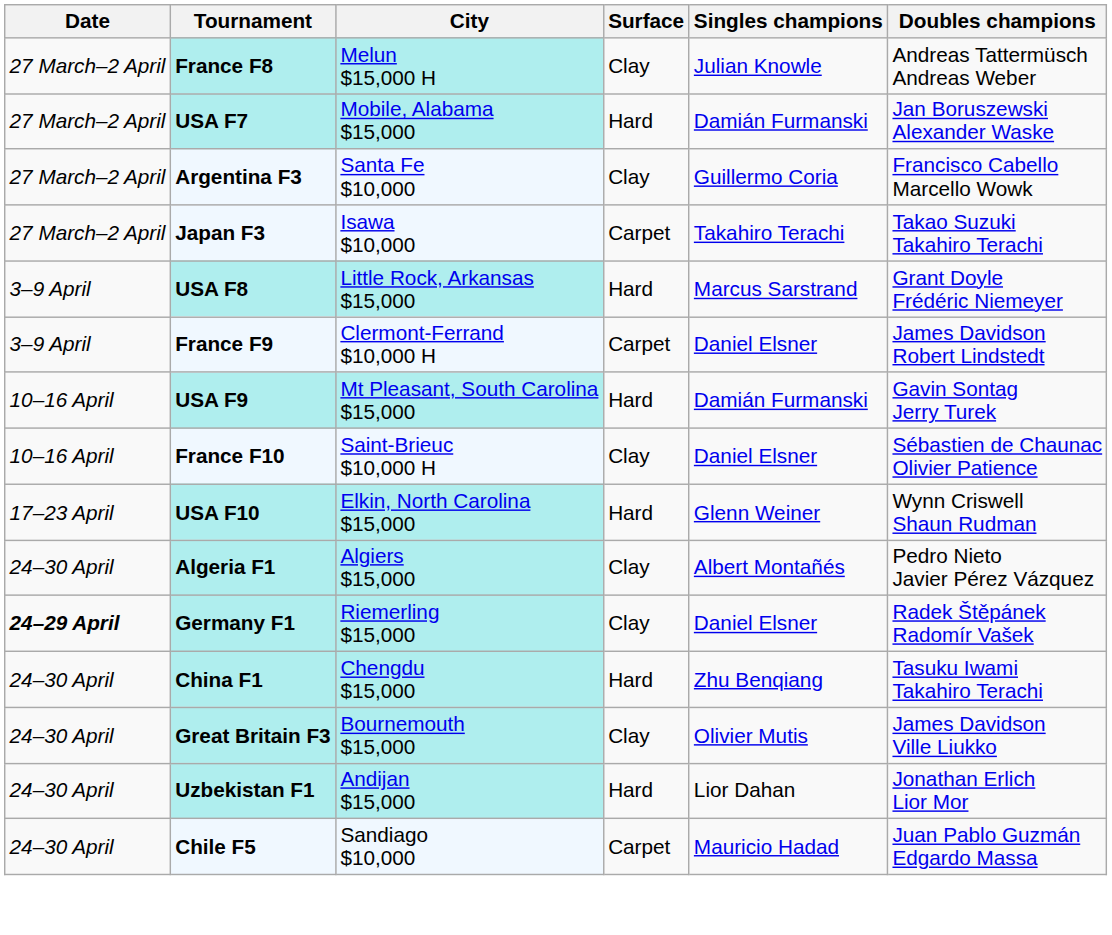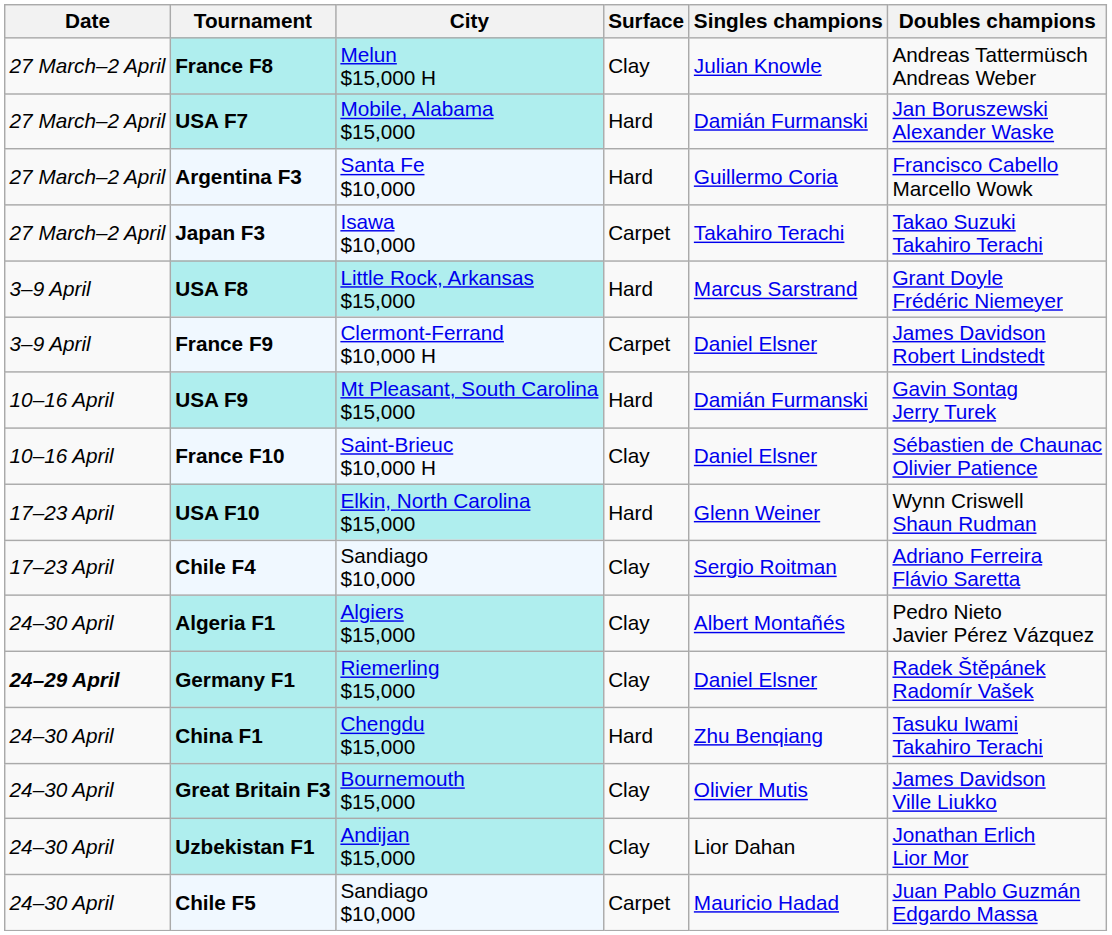(629, 177) Clay -> (631, 177) Hard
+ row: (215, 568)
(631, 791) Hard -> (629, 847) Clay
